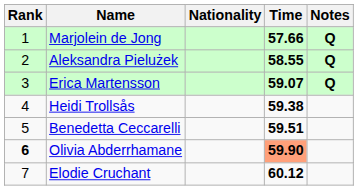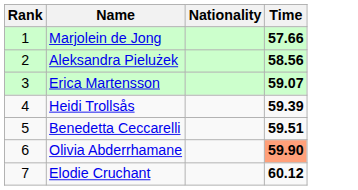- column: (330, 15)
(286, 60) 58.55 -> (286, 60) 58.56
(286, 106) 59.38 -> (286, 106) 59.39
(25, 151) bold -> (25, 151) normal
